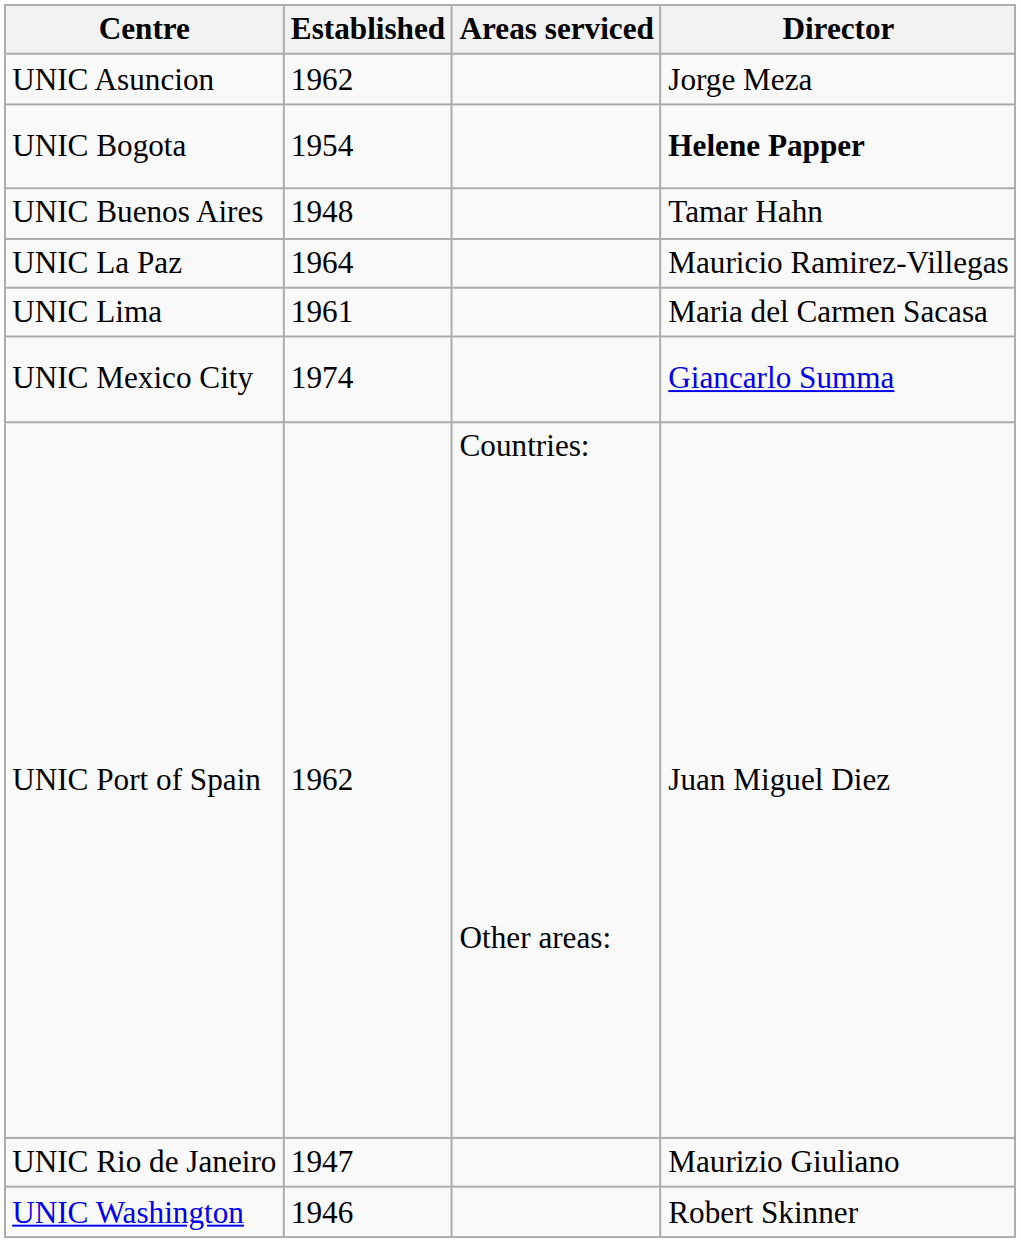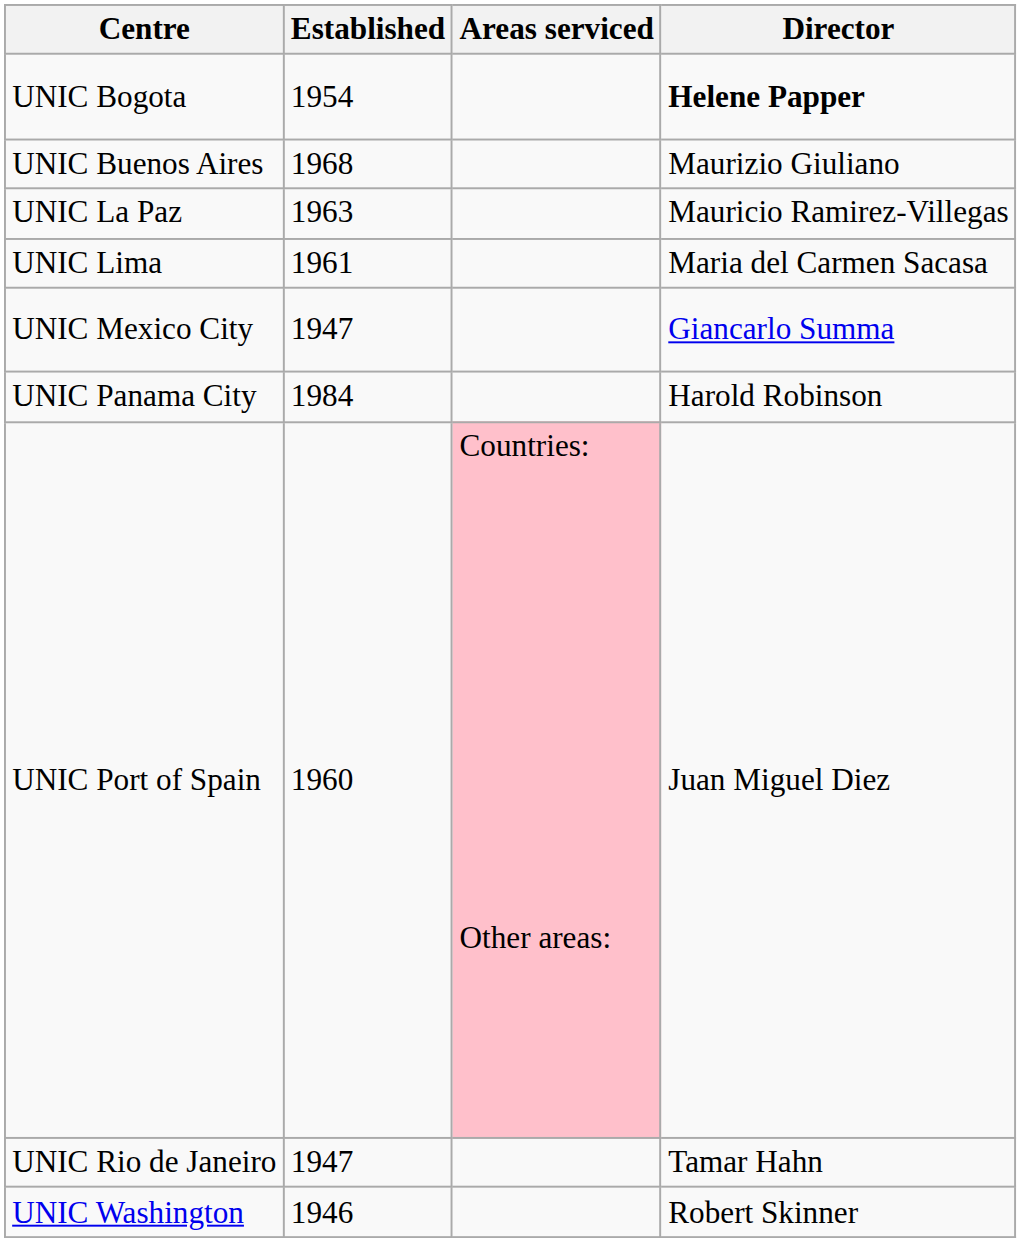- row: (113, 78)
(322, 212) 1948 -> (322, 163) 1968
(746, 212) Tamar Hahn -> (784, 163) Maurizio Giuliano
(322, 262) 1964 -> (322, 212) 1963
(322, 378) 1974 -> (322, 329) 1947
+ row: (134, 396)
(322, 779) 1962 -> (322, 779) 1960
(535, 691) no background -> (535, 691) pink background
(784, 1162) Maurizio Giuliano -> (746, 1162) Tamar Hahn
